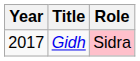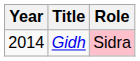(26, 42) 2017 -> (26, 42) 2014
